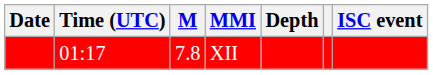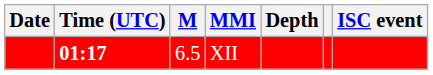(82, 52) normal -> (83, 52) bold
(188, 52) 7.8 -> (188, 52) 6.5
